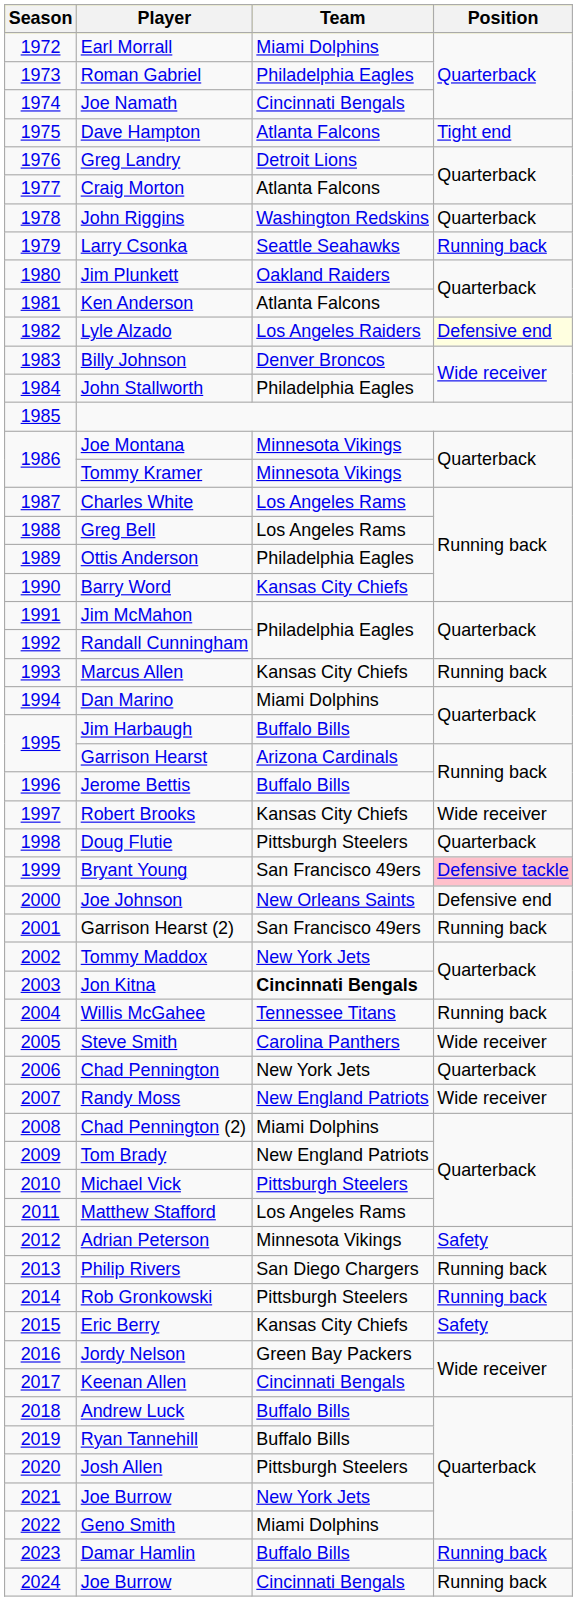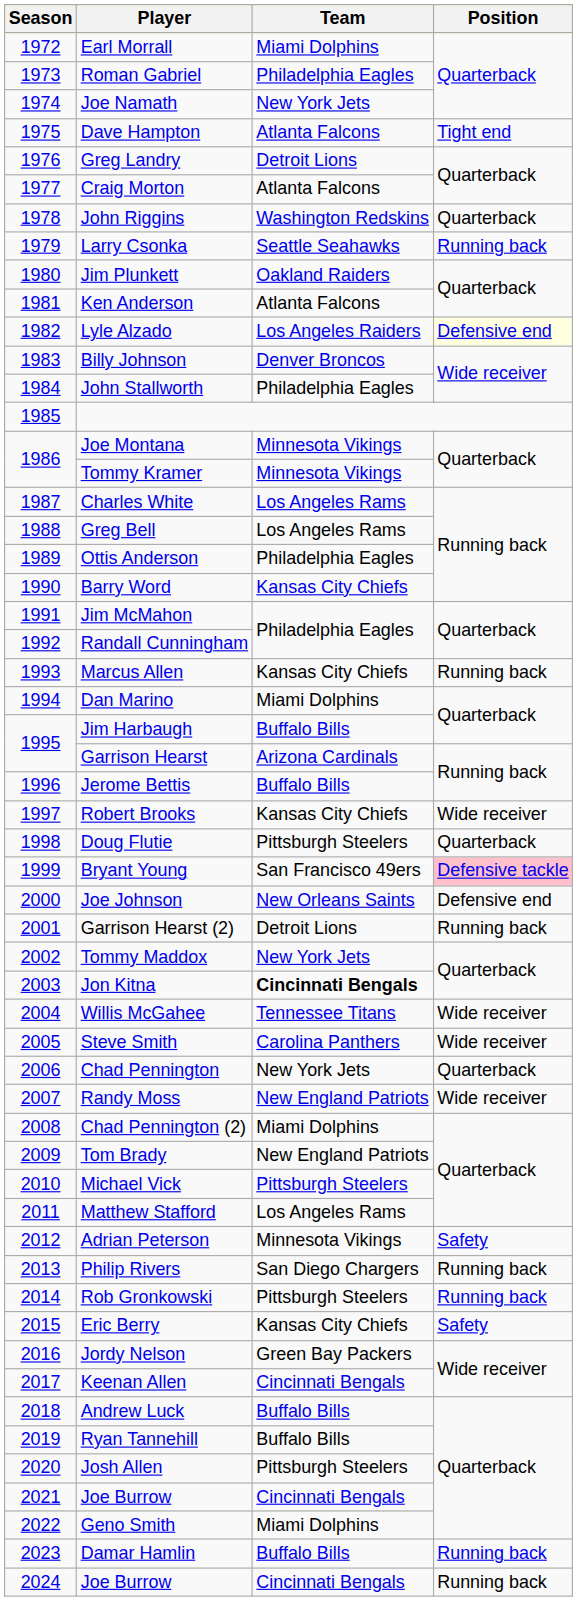(331, 103) Cincinnati Bengals -> (313, 103) New York Jets
(339, 928) San Francisco 49ers -> (307, 928) Detroit Lions
(492, 1013) Running back -> (492, 1013) Wide receiver
(313, 1496) New York Jets -> (331, 1496) Cincinnati Bengals
